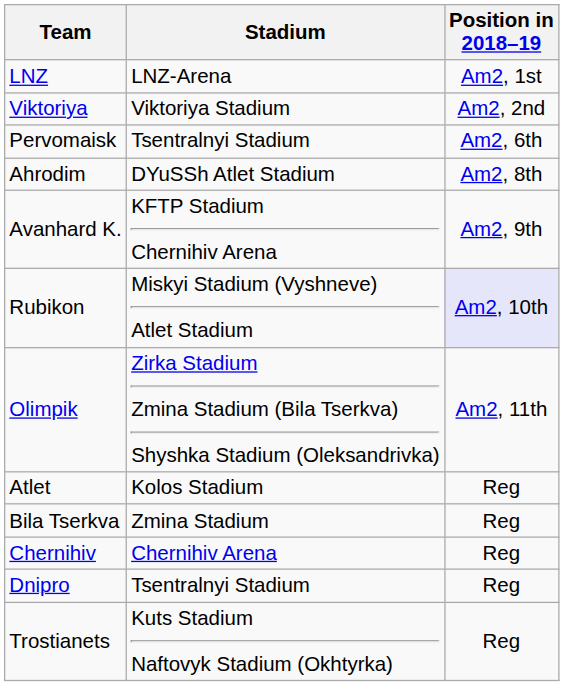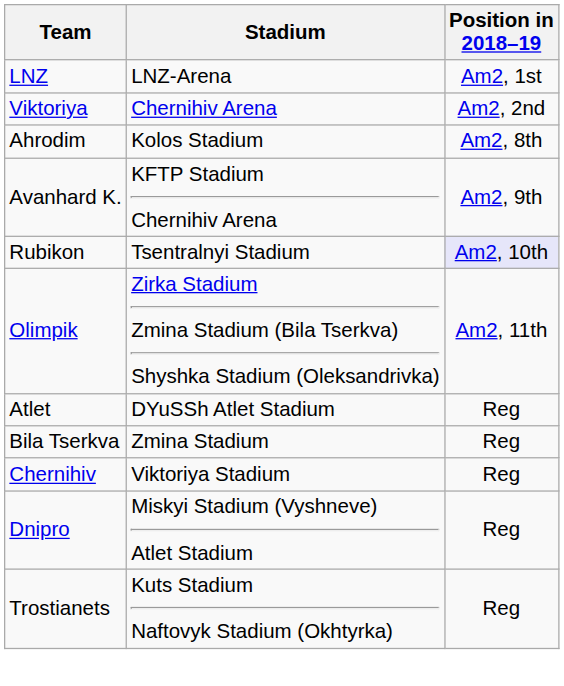(211, 108) Viktoriya Stadium -> (204, 108) Chernihiv Arena
- row: (63, 141)
(233, 173) DYuSSh Atlet Stadium -> (197, 141) Kolos Stadium
(285, 307) Miskyi Stadium (Vyshneve) Atlet Stadium -> (220, 252) Tsentralnyi Stadium
(197, 487) Kolos Stadium -> (233, 409) DYuSSh Atlet Stadium
(204, 552) Chernihiv Arena -> (211, 474) Viktoriya Stadium
(220, 585) Tsentralnyi Stadium -> (285, 529) Miskyi Stadium (Vyshneve) Atlet Stadium
